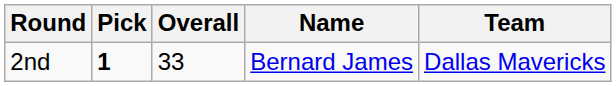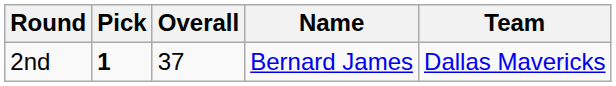(171, 61) 33 -> (171, 61) 37
